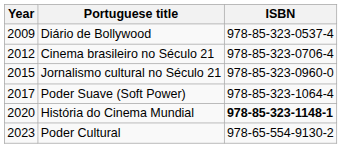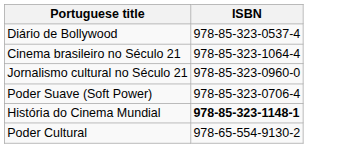- column: (21, 14)
(280, 53) 978-85-323-0706-4 -> (247, 53) 978-85-323-1064-4
(280, 93) 978-85-323-1064-4 -> (247, 93) 978-85-323-0706-4
